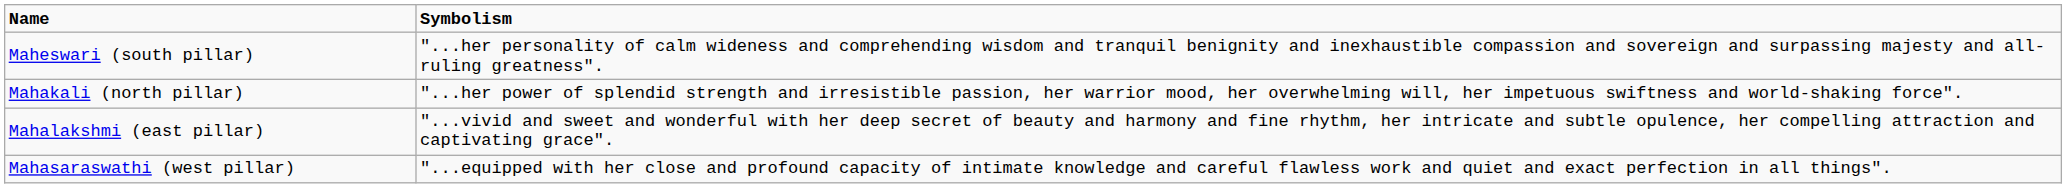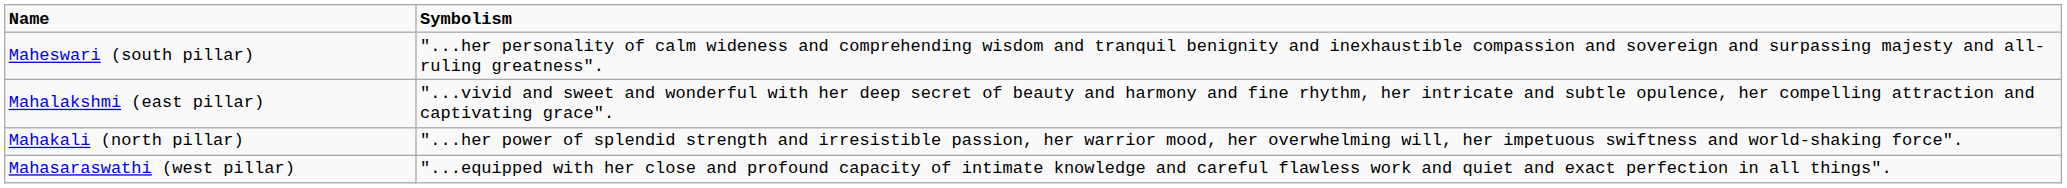rows swapped: (126, 94) <-> (136, 131)
